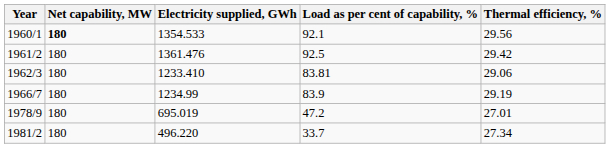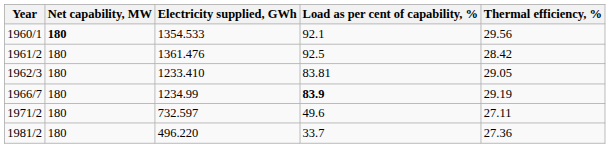(498, 53) 29.42 -> (498, 53) 28.42
(498, 73) 29.06 -> (498, 73) 29.05
(313, 93) normal -> (313, 93) bold
+ row: (25, 113)
- row: (25, 113)
(498, 133) 27.34 -> (498, 133) 27.36
